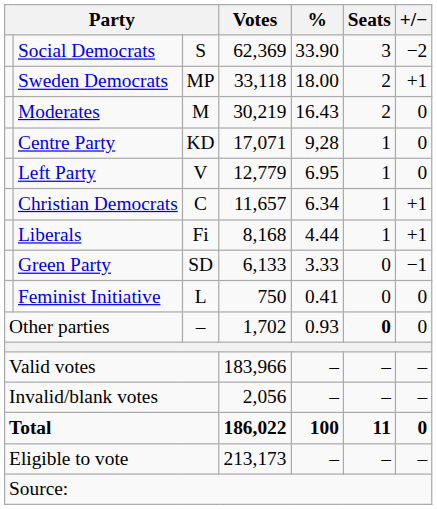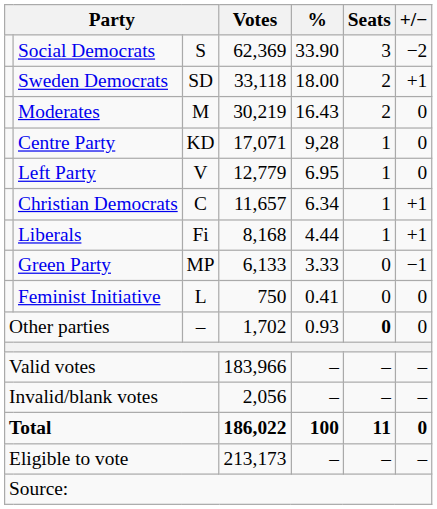(201, 81) MP -> (201, 81) SD
(201, 265) SD -> (201, 265) MP
